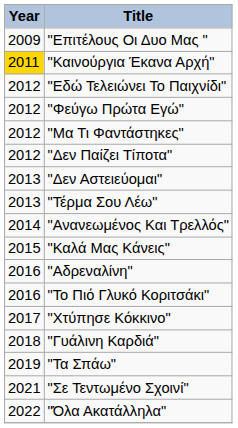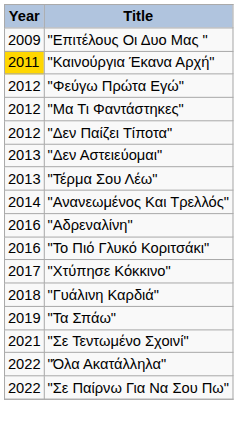- row: (137, 86)
- row: (109, 249)
+ row: (138, 388)
